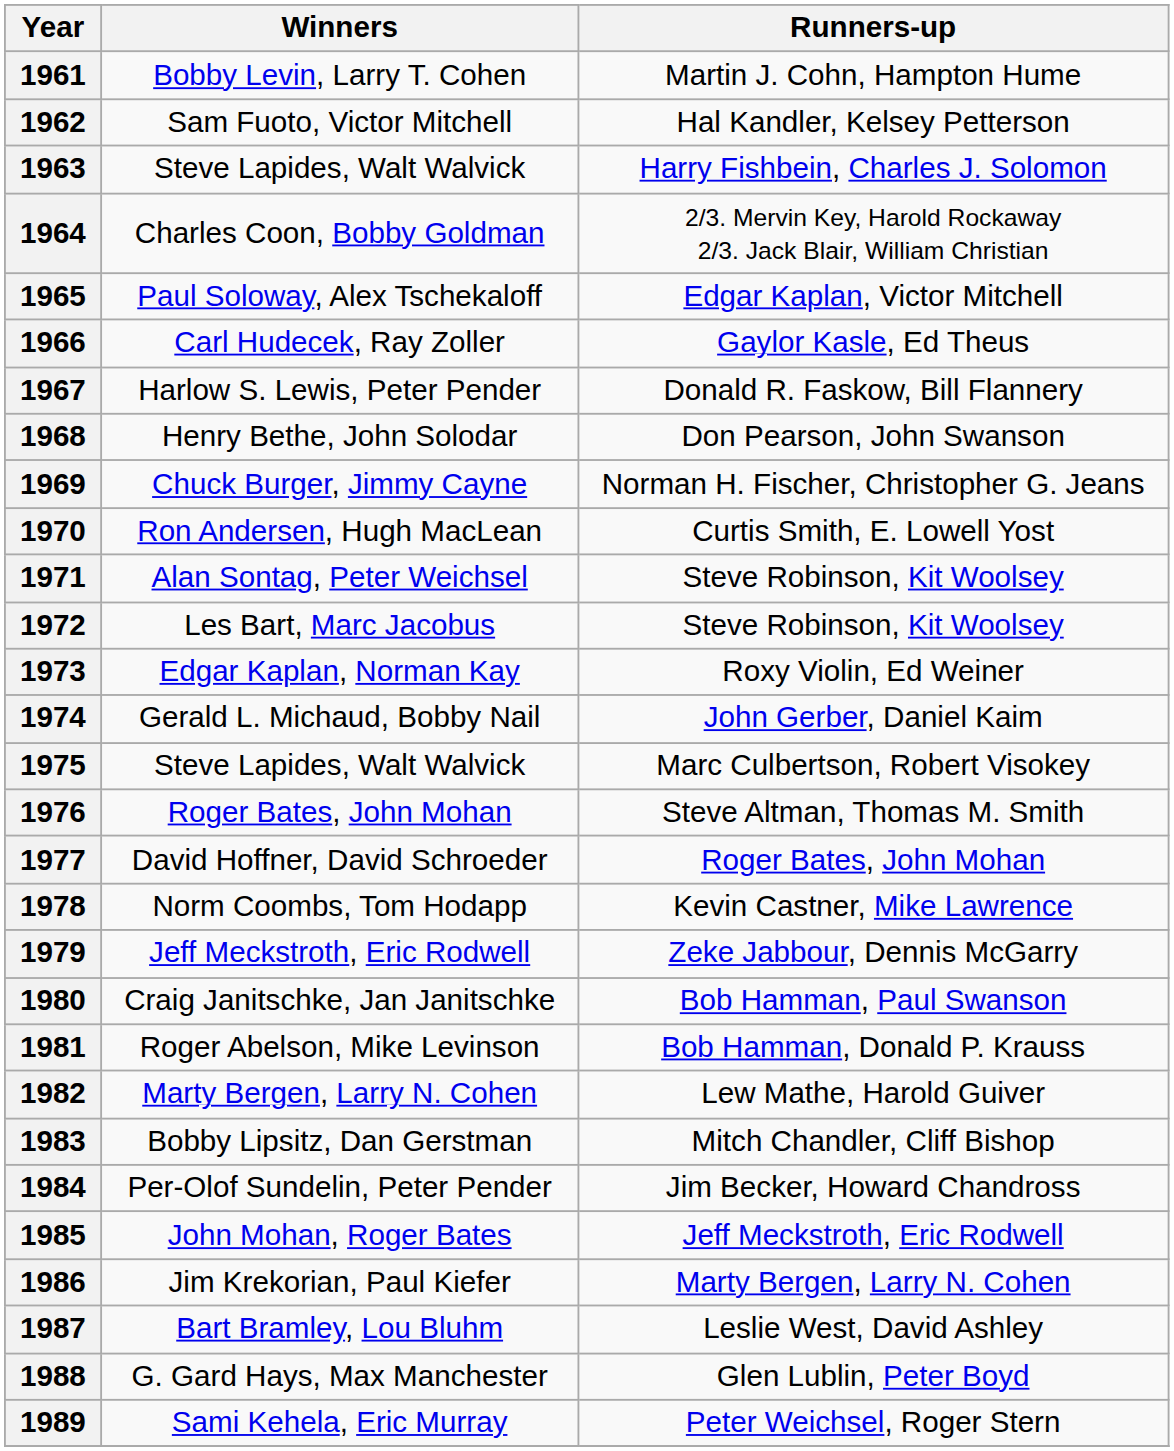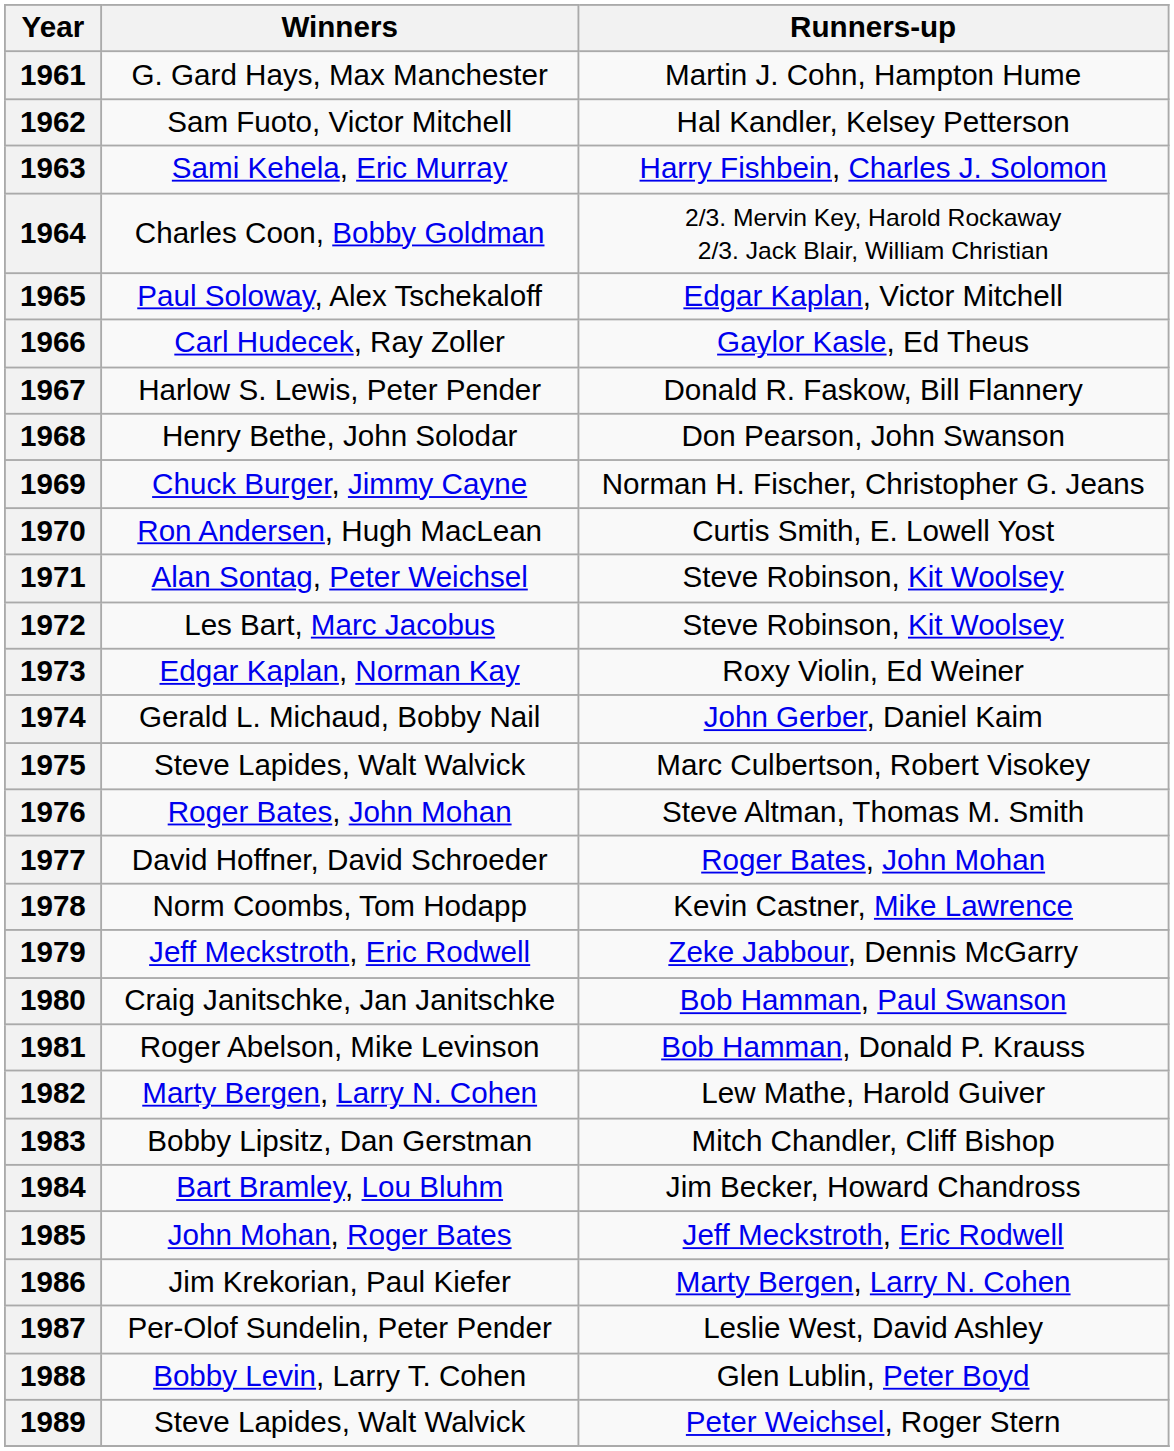(340, 74) Bobby Levin, Larry T. Cohen -> (340, 74) G. Gard Hays, Max Manchester
(340, 168) Steve Lapides, Walt Walvick -> (340, 168) Sami Kehela, Eric Murray
(340, 1187) Per-Olof Sundelin, Peter Pender -> (340, 1187) Bart Bramley, Lou Bluhm
(340, 1328) Bart Bramley, Lou Bluhm -> (340, 1328) Per-Olof Sundelin, Peter Pender
(340, 1375) G. Gard Hays, Max Manchester -> (340, 1375) Bobby Levin, Larry T. Cohen
(340, 1422) Sami Kehela, Eric Murray -> (340, 1422) Steve Lapides, Walt Walvick
